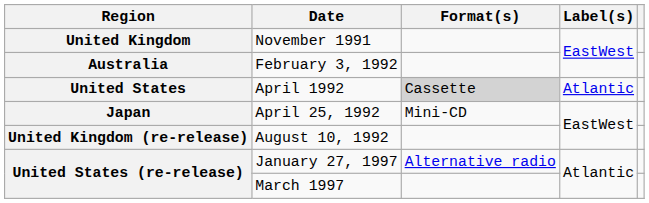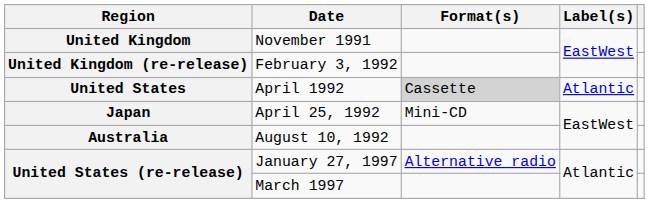(128, 65) Australia -> (128, 65) United Kingdom (re-release)
(128, 137) United Kingdom (re-release) -> (128, 137) Australia
